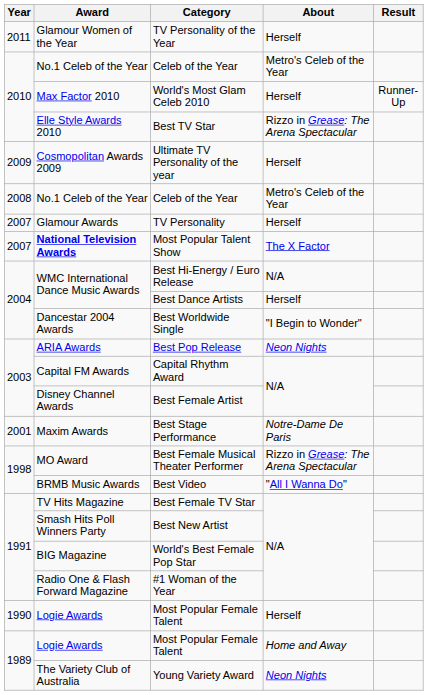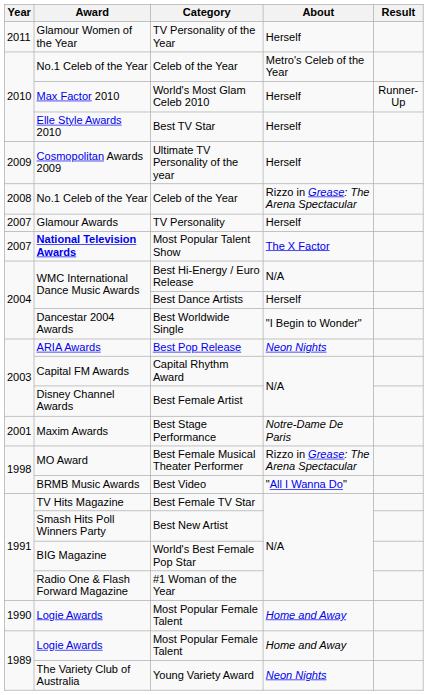(318, 126) Rizzo in Grease: The Arena Spectacular -> (283, 126) Herself
(315, 199) Metro's Celeb of the Year -> (318, 199) Rizzo in Grease: The Arena Spectacular
(283, 615) Herself -> (306, 615) Home and Away
